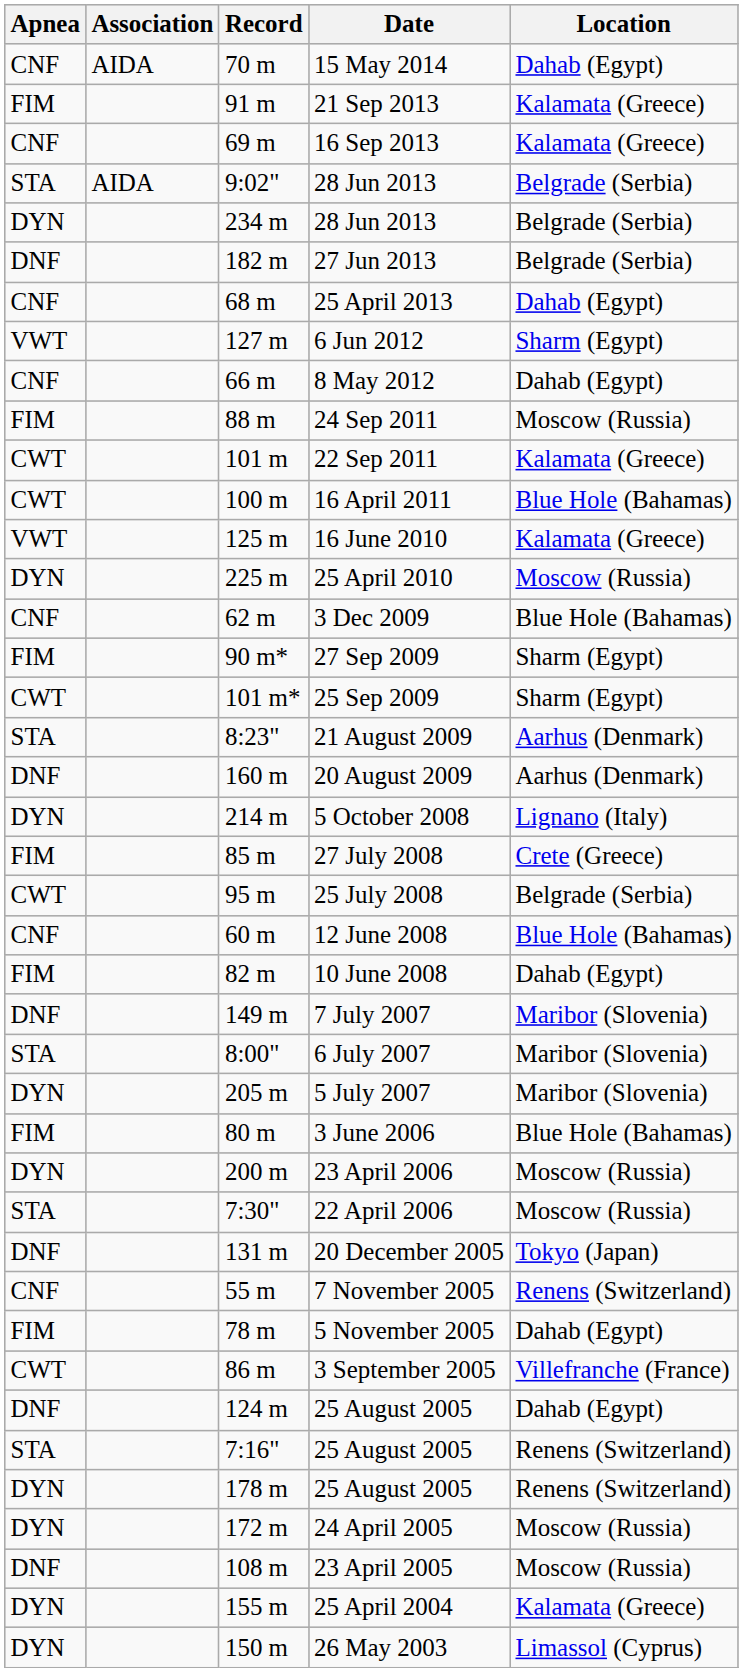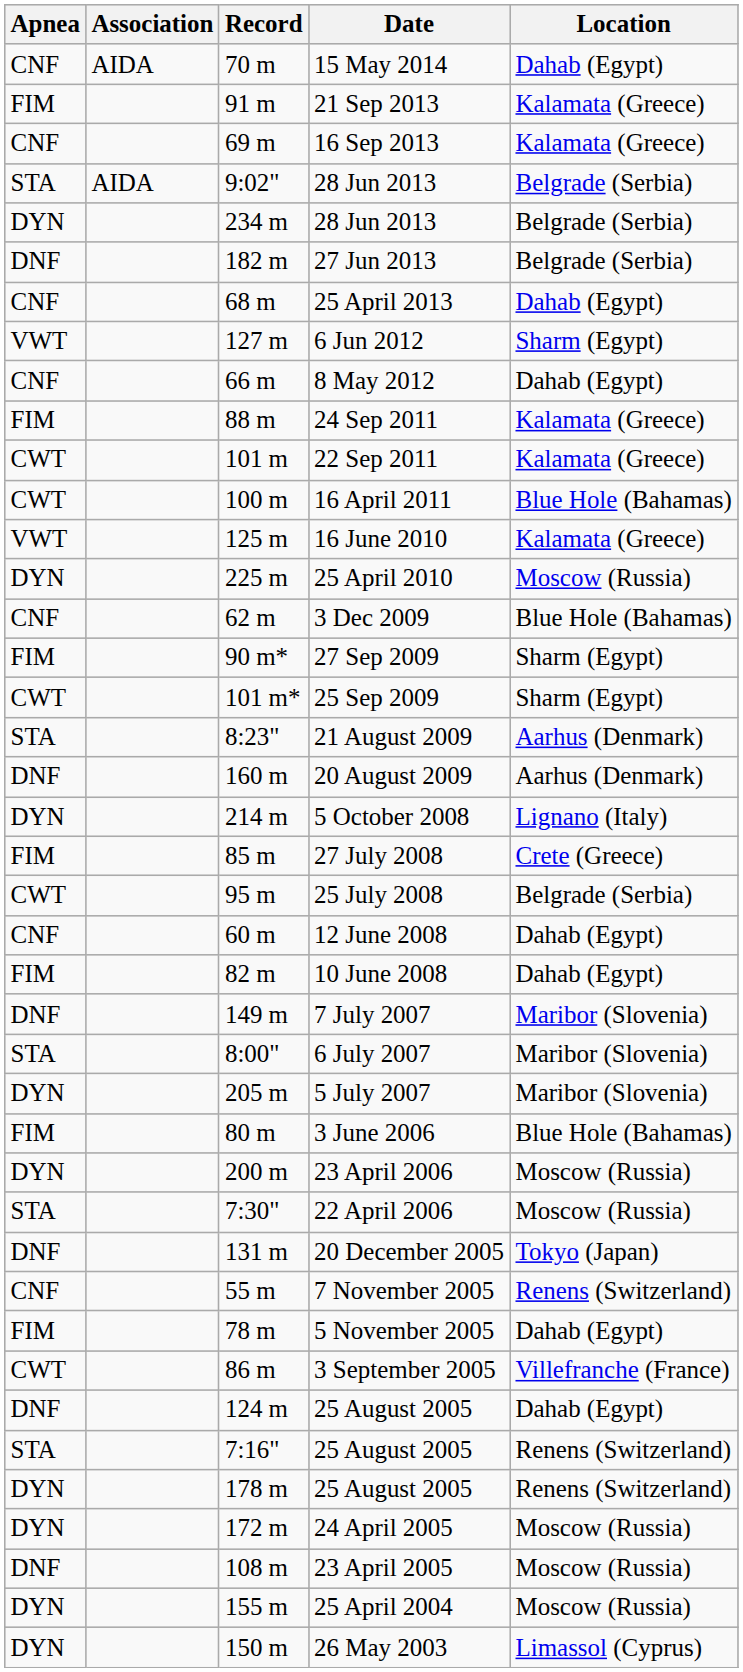(603, 420) Moscow (Russia) -> (610, 420) Kalamata (Greece)
(624, 934) Blue Hole (Bahamas) -> (589, 934) Dahab (Egypt)
(610, 1607) Kalamata (Greece) -> (603, 1607) Moscow (Russia)
